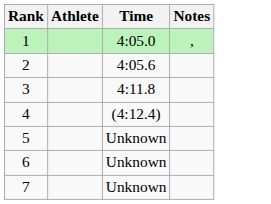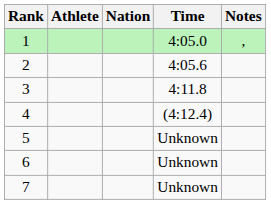+ column: (128, 16)
